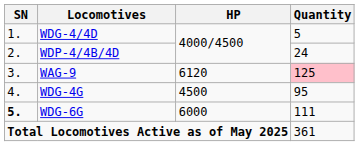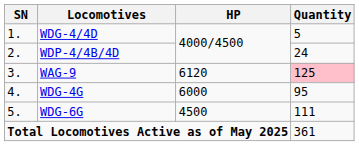(193, 92) 4500 -> (193, 92) 6000
(15, 112) bold -> (15, 112) normal
(193, 112) 6000 -> (193, 112) 4500
